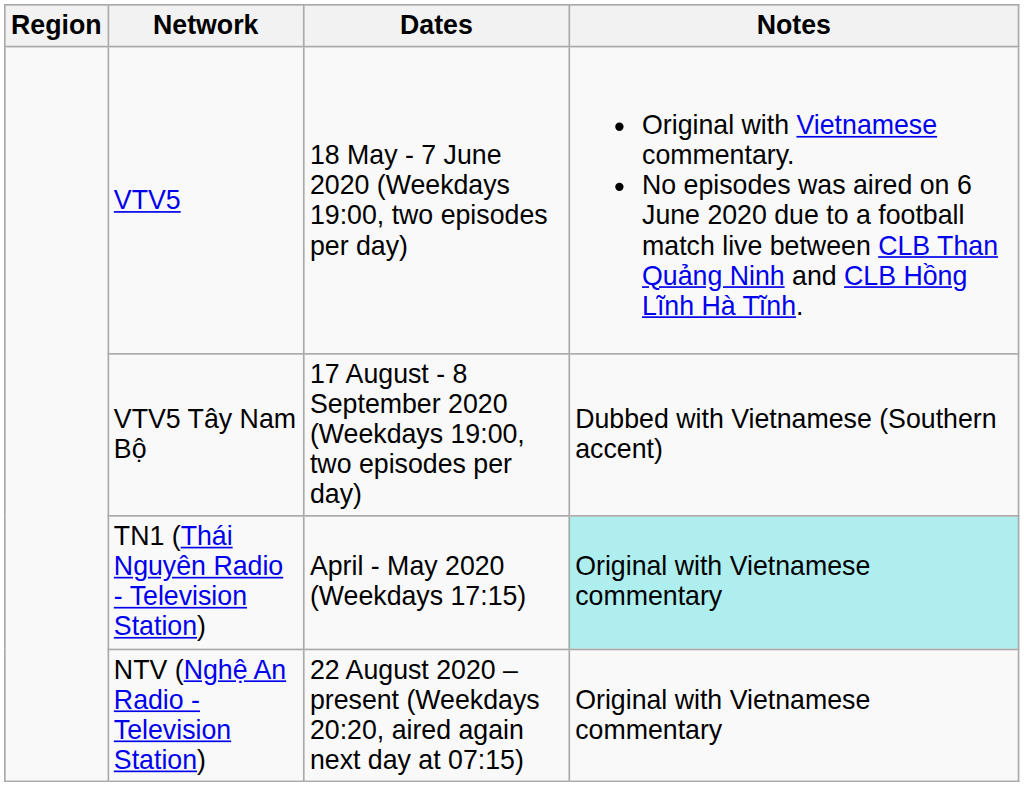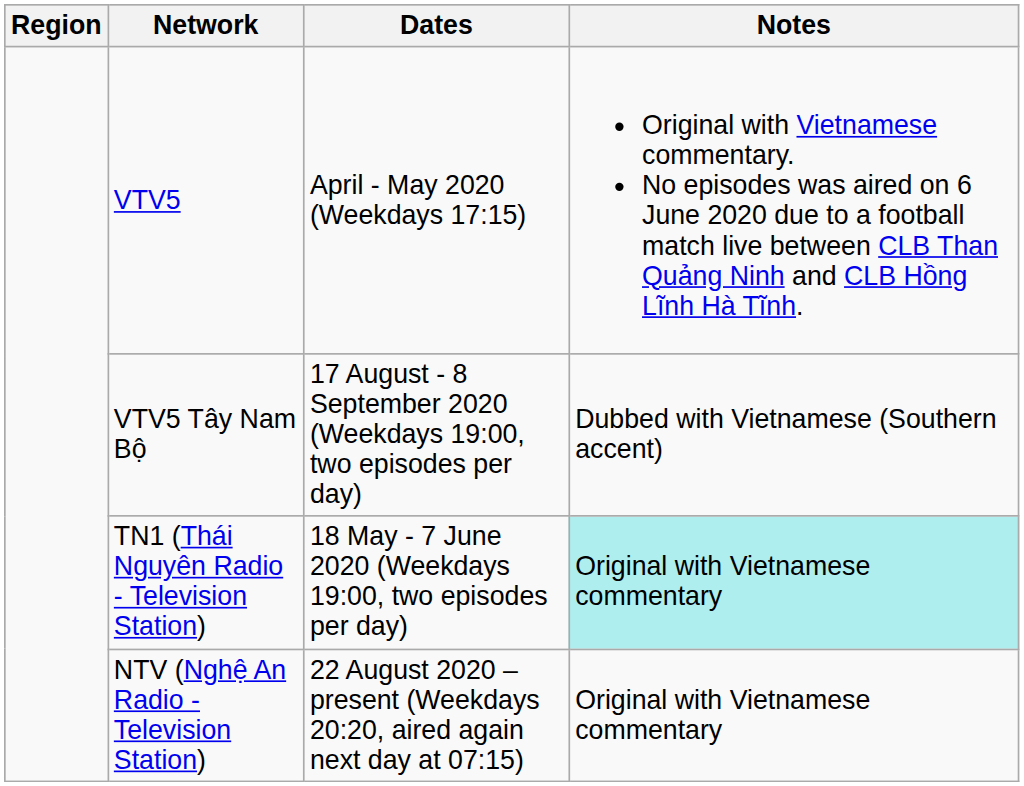(429, 199) 18 May - 7 June 2020 (Weekdays 19:00, two episodes per day) -> (418, 199) April - May 2020 (Weekdays 17:15)
(418, 582) April - May 2020 (Weekdays 17:15) -> (429, 582) 18 May - 7 June 2020 (Weekdays 19:00, two episodes per day)
